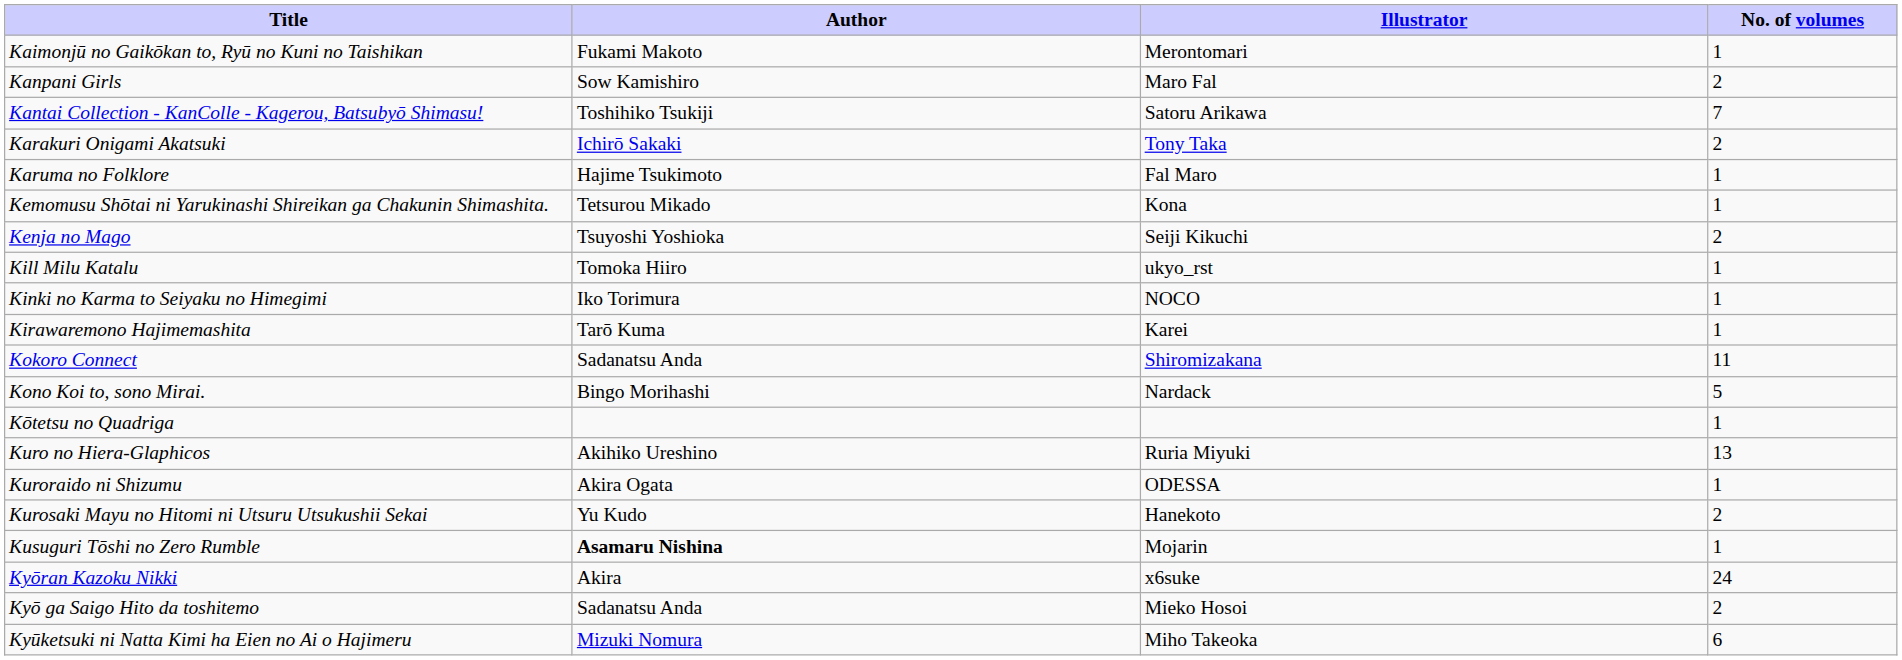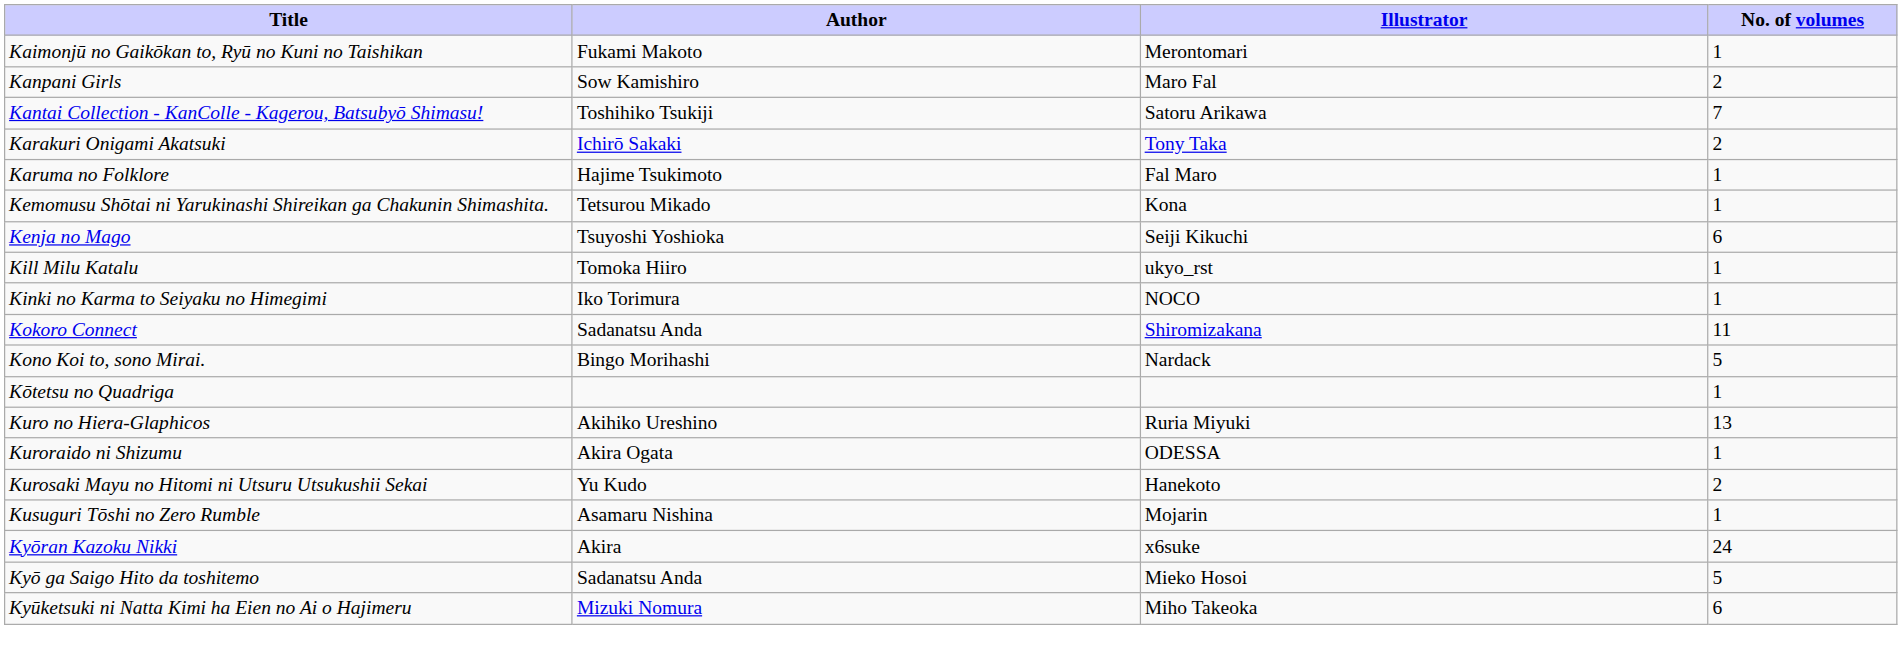(1717, 236) 2 -> (1717, 236) 6
- row: (130, 329)
(650, 546) bold -> (645, 515) normal
(1717, 608) 2 -> (1717, 577) 5
